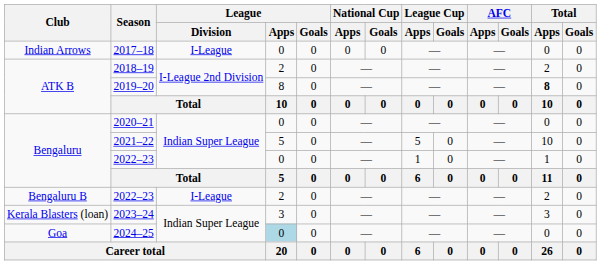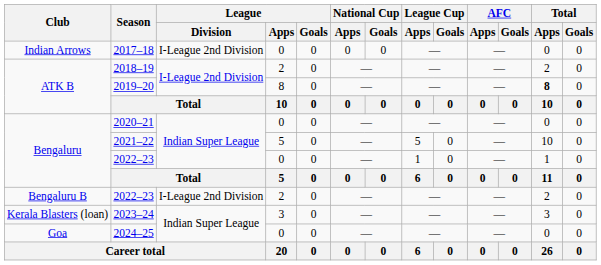(211, 50) I-League -> (211, 50) I-League 2nd Division
(211, 196) I-League -> (211, 196) I-League 2nd Division
(281, 232) lightblue background -> (281, 232) no background
